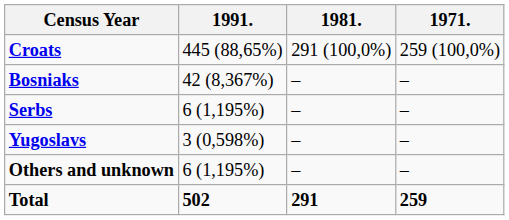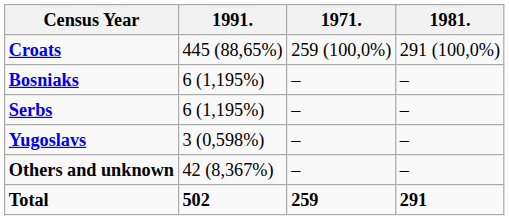columns swapped: (341, 19) <-> (450, 19)
(228, 79) 42 (8,367%) -> (223, 79) 6 (1,195%)
(223, 170) 6 (1,195%) -> (228, 170) 42 (8,367%)
